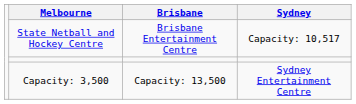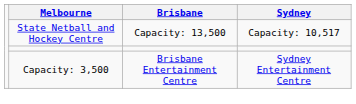(180, 39) Brisbane Entertainment Centre -> (180, 33) Capacity: 13,500
(180, 80) Capacity: 13,500 -> (180, 69) Brisbane Entertainment Centre
